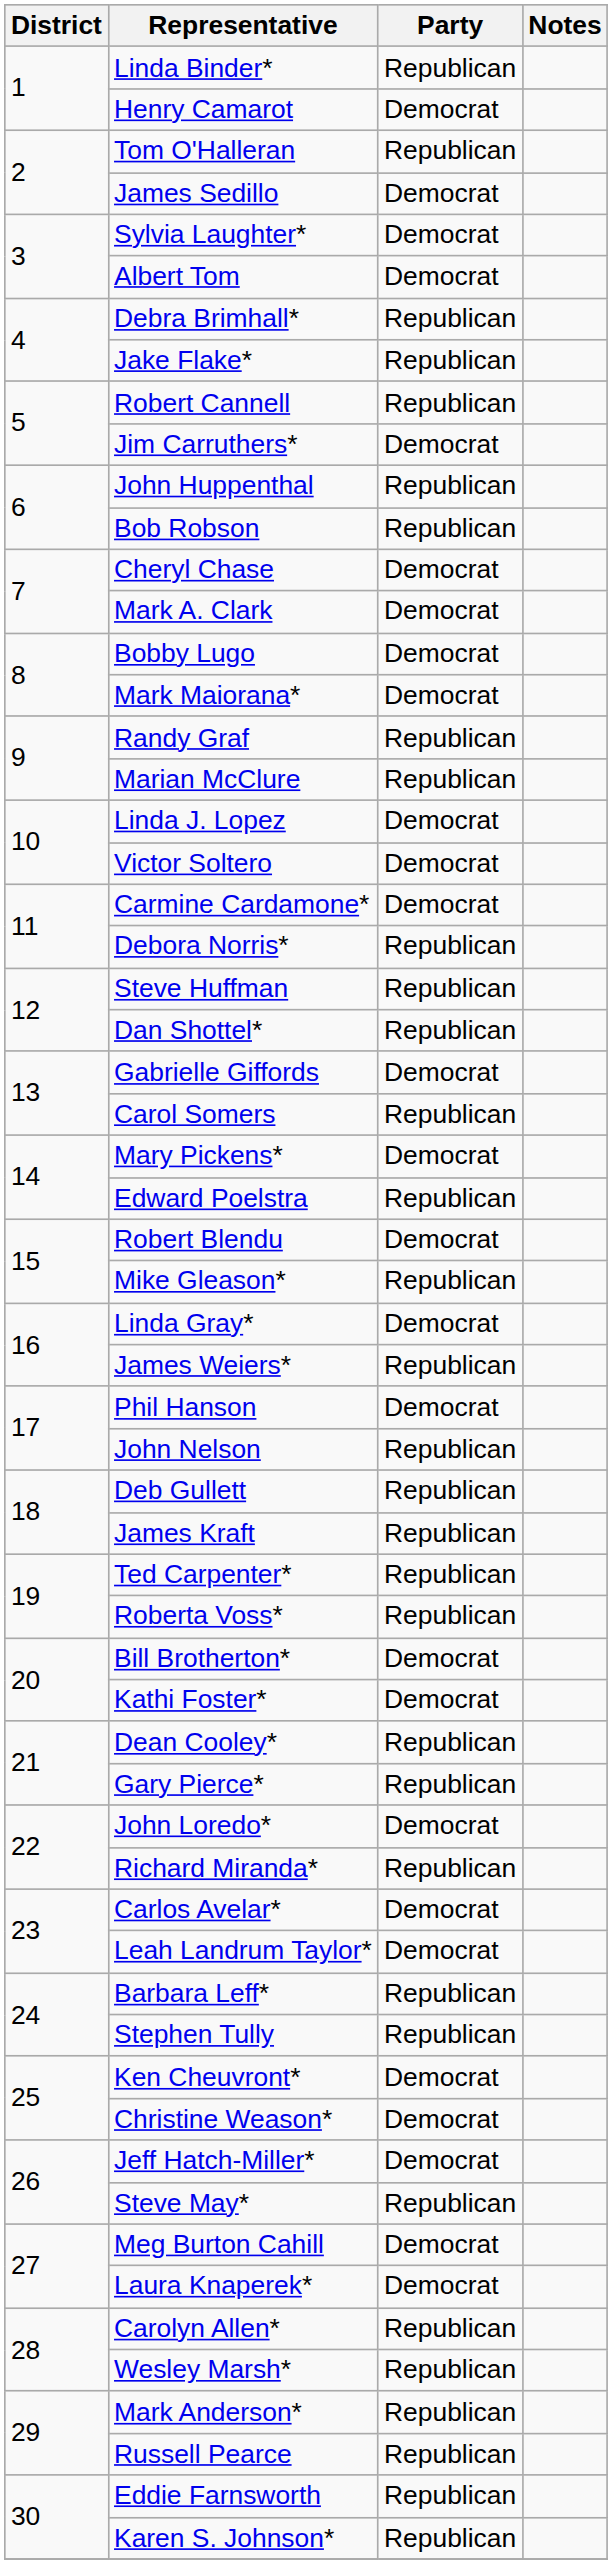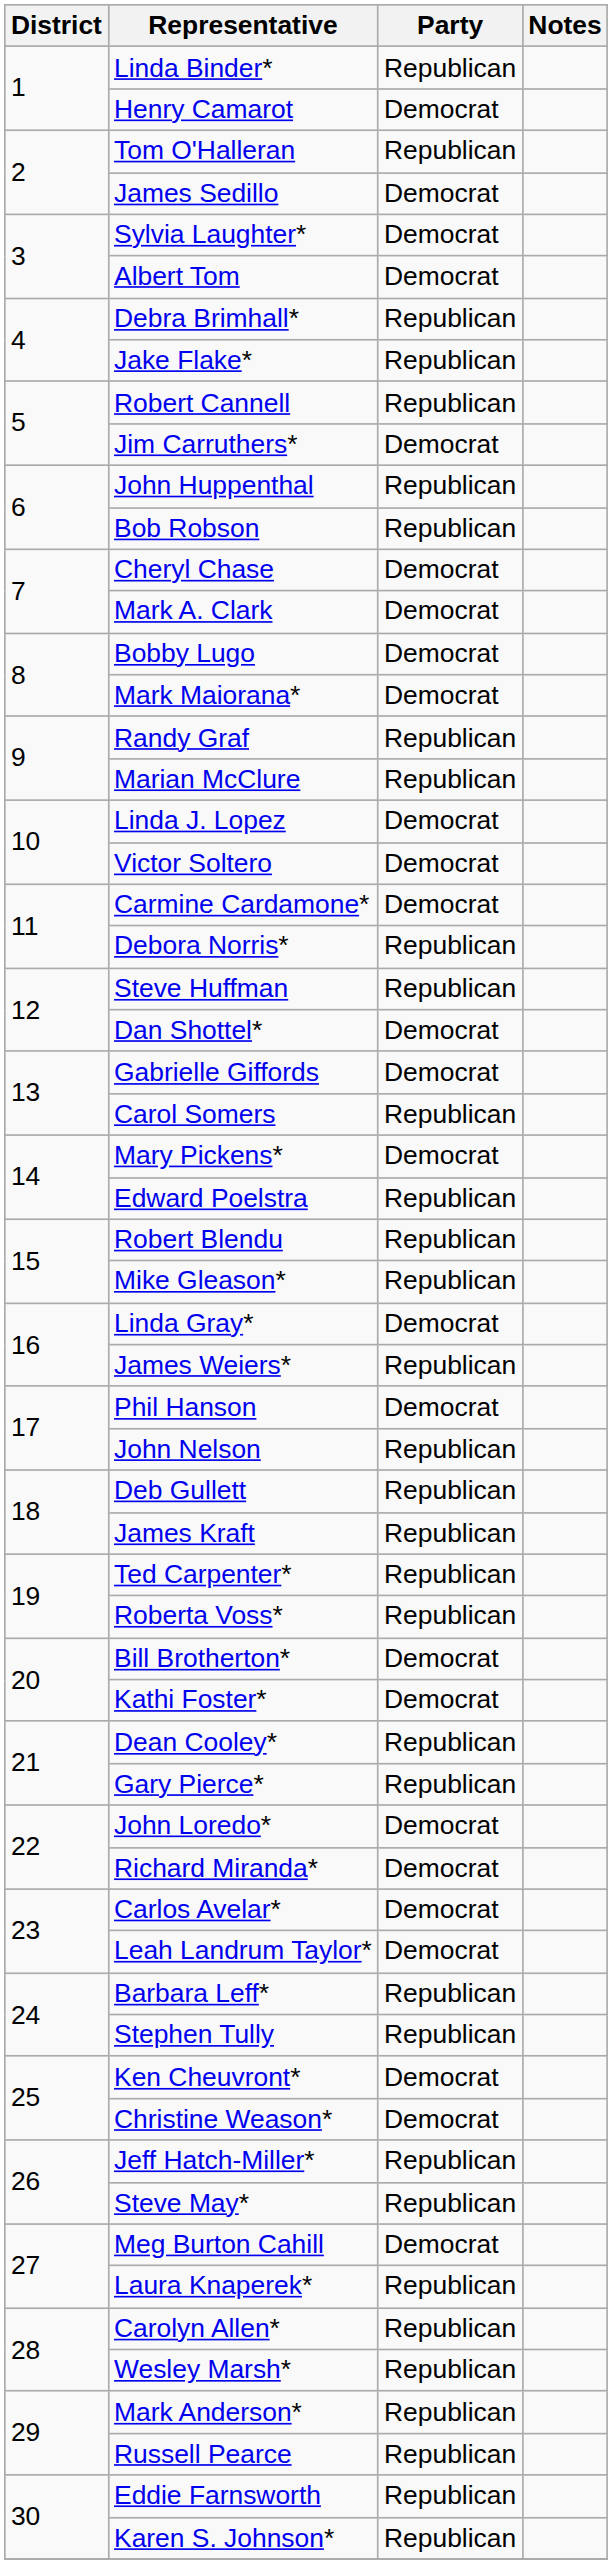(450, 1030) Republican -> (441, 1030) Democrat
(441, 1239) Democrat -> (450, 1239) Republican
(450, 1867) Republican -> (441, 1867) Democrat
(441, 2160) Democrat -> (450, 2160) Republican
(441, 2286) Democrat -> (450, 2286) Republican
